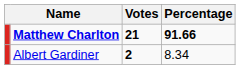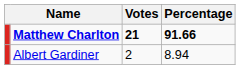(129, 54) bold -> (129, 54) normal
(177, 54) 8.34 -> (177, 54) 8.94
